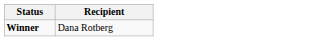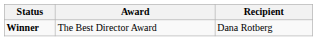+ column: (135, 12)
